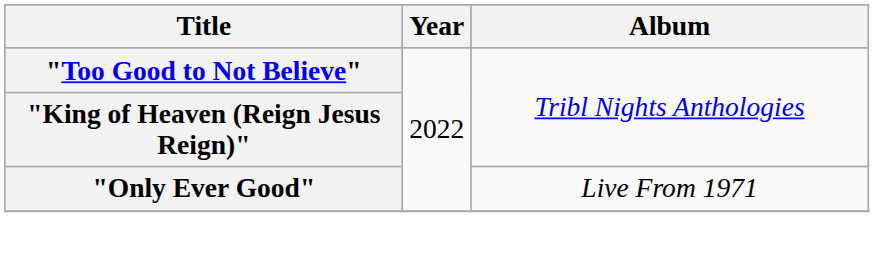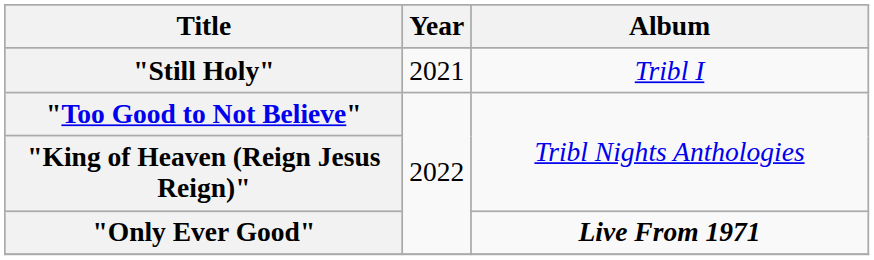+ row: (204, 69)
(670, 188) normal -> (670, 231) bold
